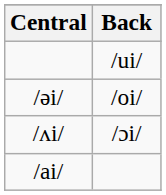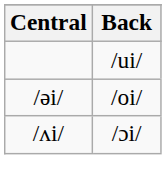- row: (48, 171)
